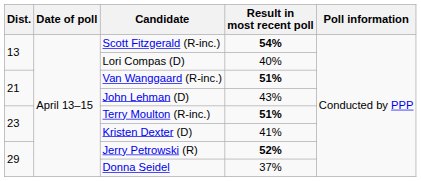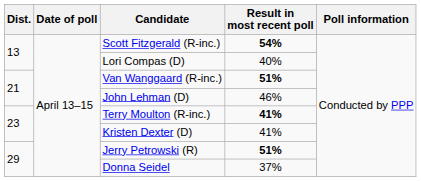(270, 97) 43% -> (270, 97) 46%
(270, 114) 51% -> (270, 114) 41%
(270, 150) 52% -> (270, 150) 51%
